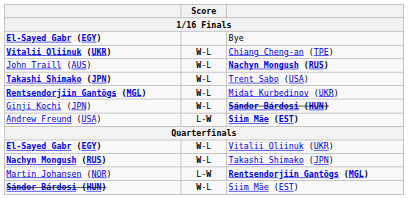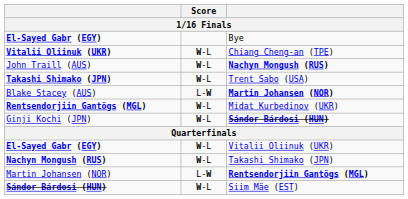+ row: (51, 92)
- row: (54, 120)
